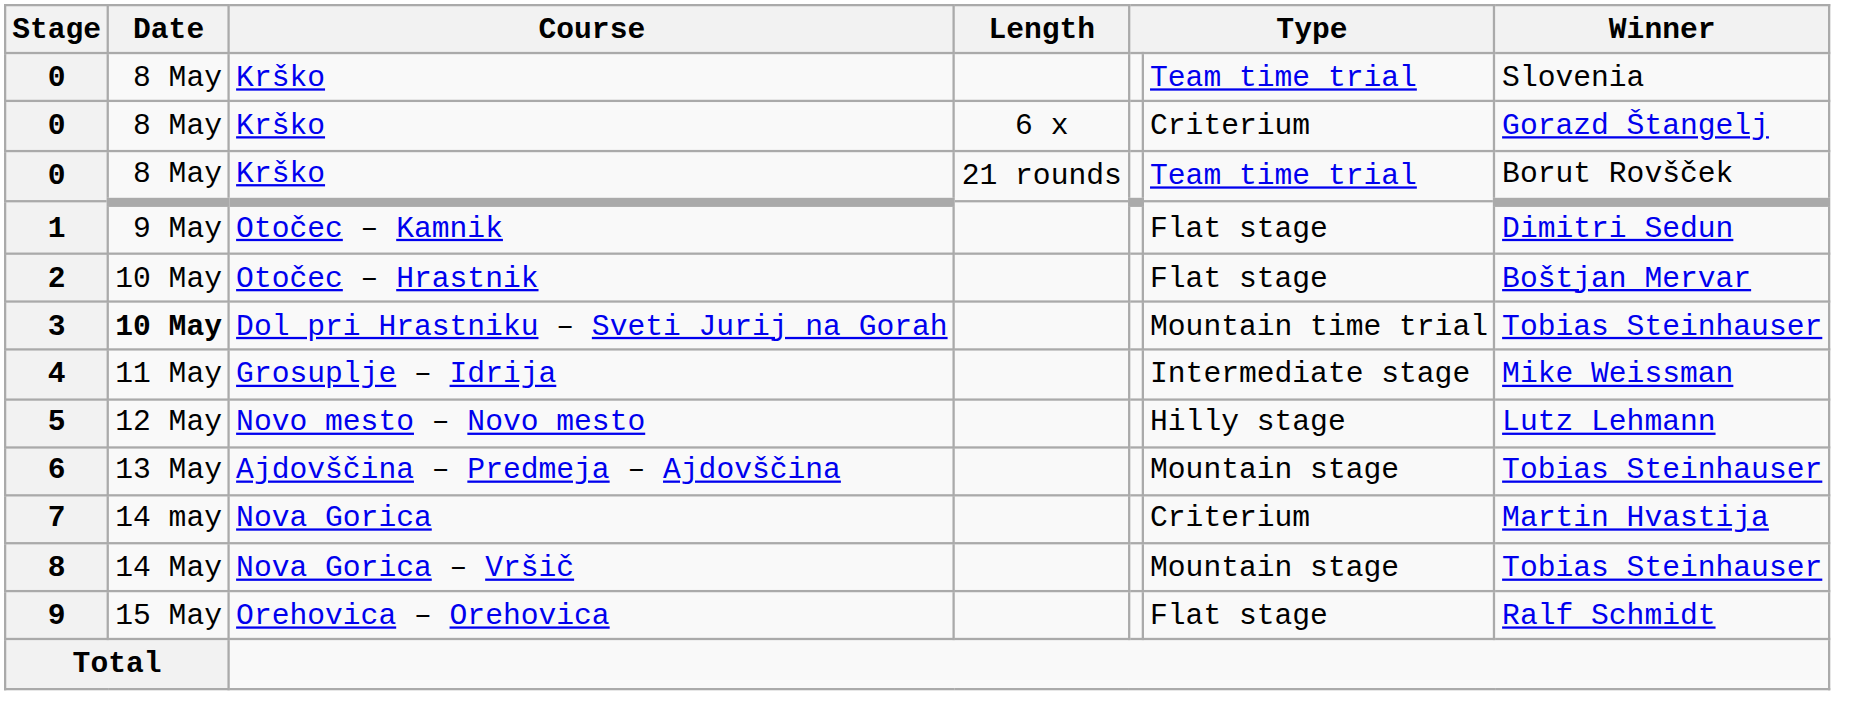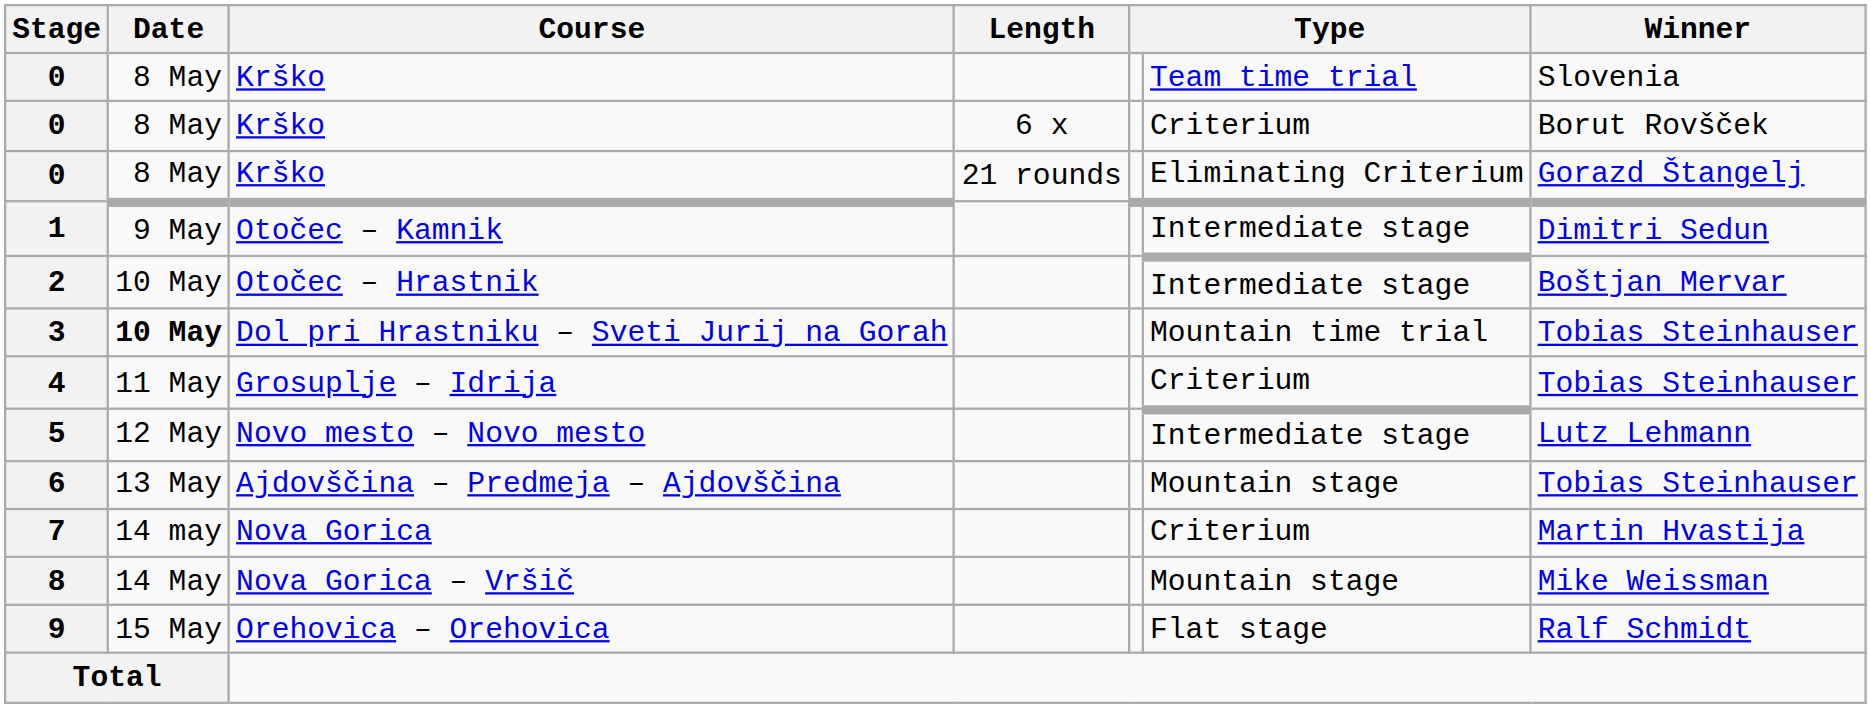(1636, 126) Gorazd Štangelj -> (1653, 126) Borut Rovšček
(1283, 176) Team time trial -> (1337, 174) Eliminating Criterium
(1618, 174) Borut Rovšček -> (1671, 174) Gorazd Štangelj
(1239, 228) Flat stage -> (1310, 229) Intermediate stage
(1239, 278) Flat stage -> (1310, 285) Intermediate stage
(1310, 374) Intermediate stage -> (1230, 381) Criterium
(1618, 374) Mike Weissman -> (1698, 383) Tobias Steinhauser
(1248, 423) Hilly stage -> (1310, 436) Intermediate stage
(1662, 568) Tobias Steinhauser -> (1653, 581) Mike Weissman
